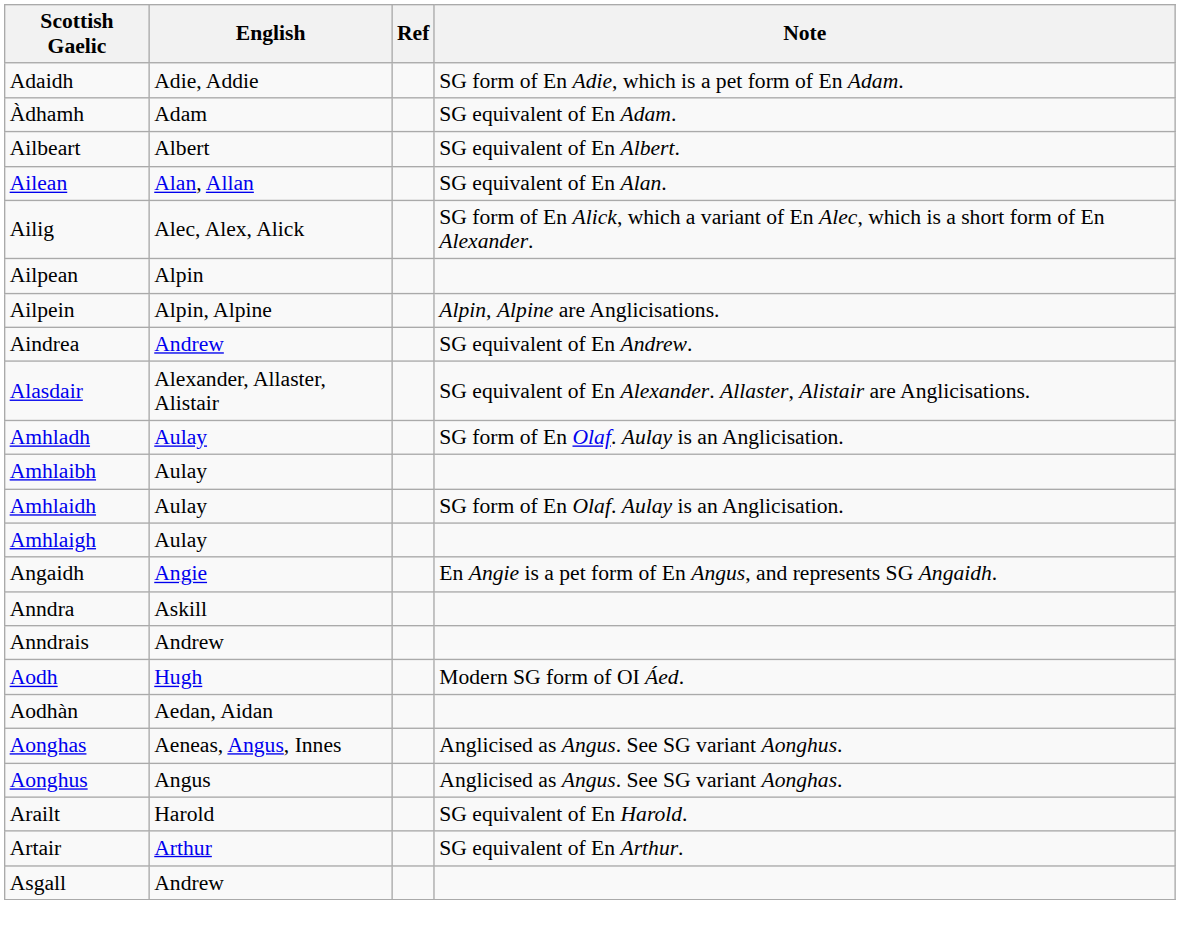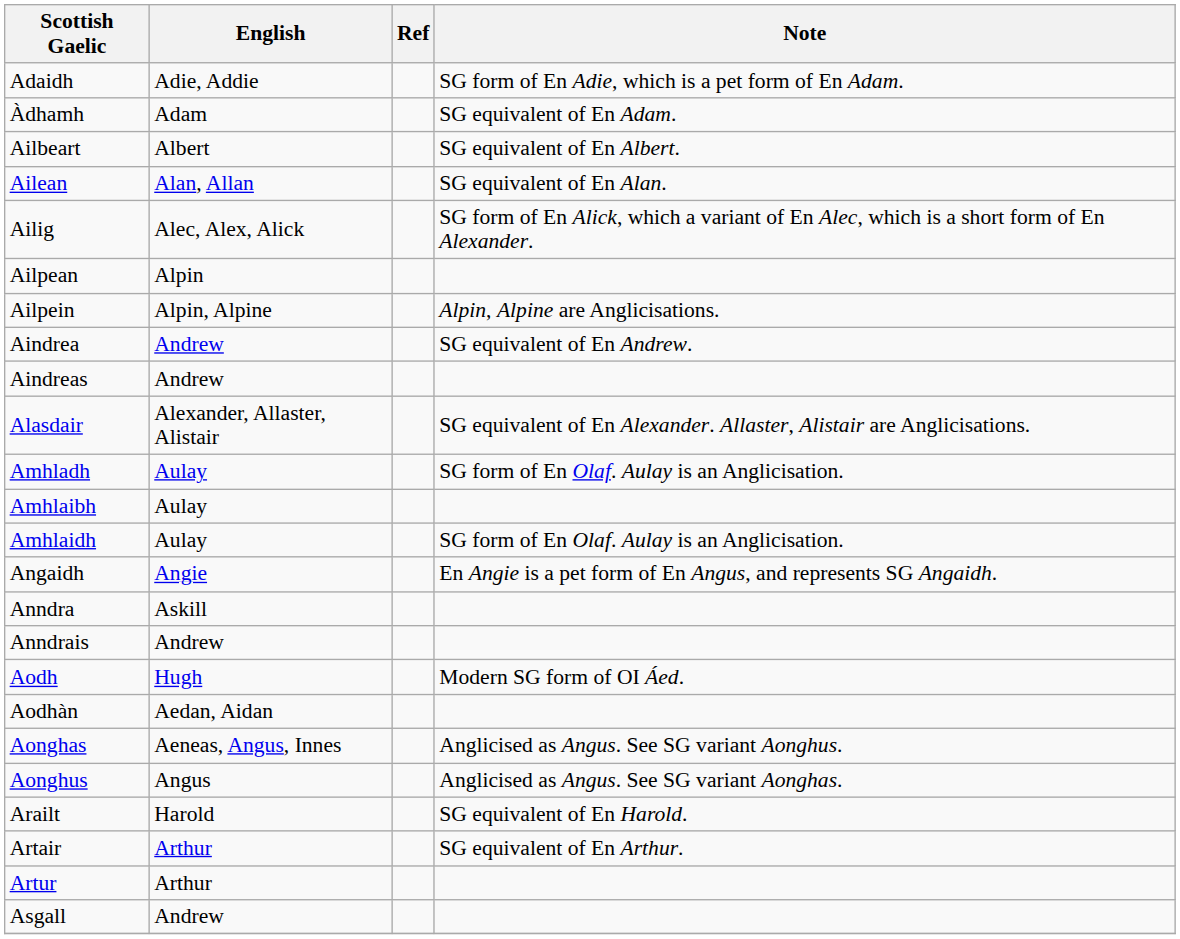+ row: (49, 378)
- row: (53, 539)
+ row: (33, 882)
